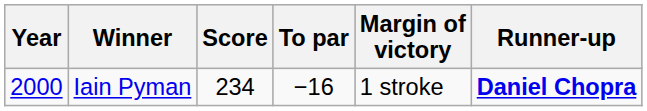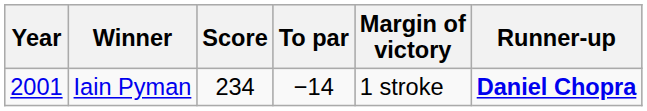(36, 87) 2000 -> (36, 87) 2001
(314, 87) −16 -> (314, 87) −14
